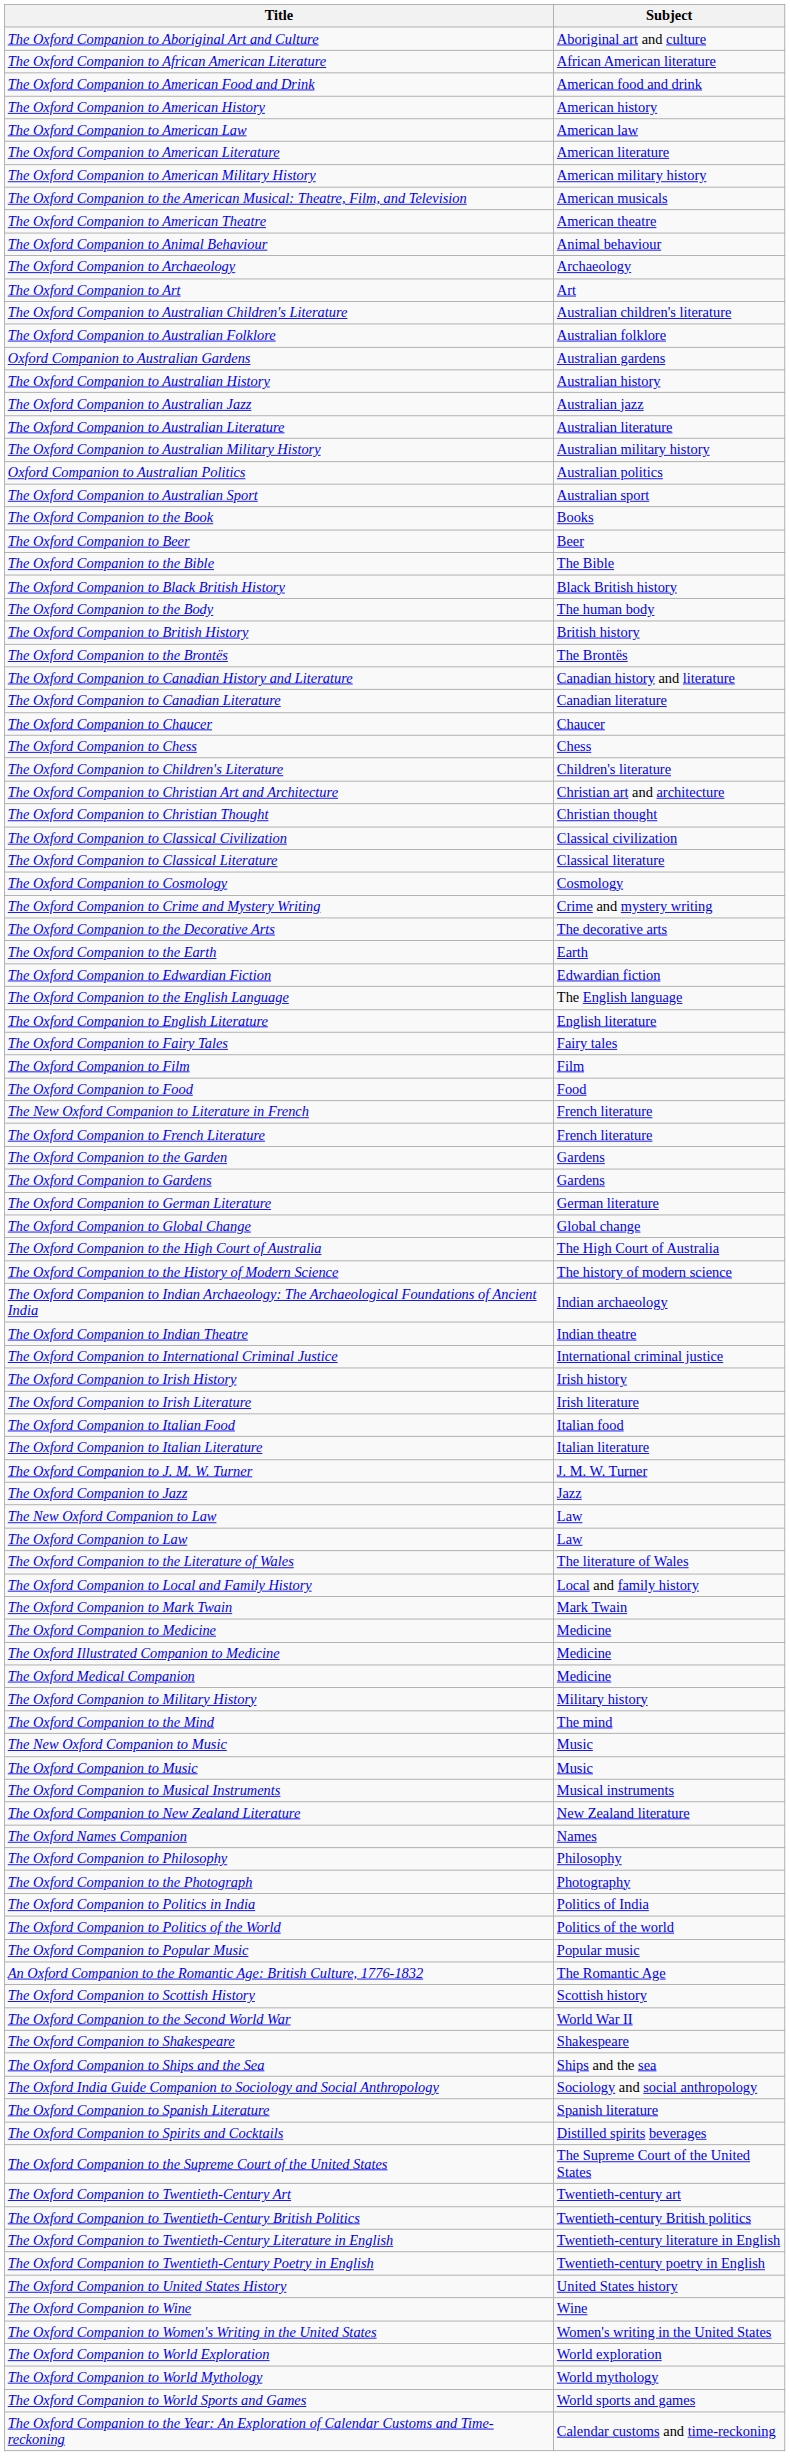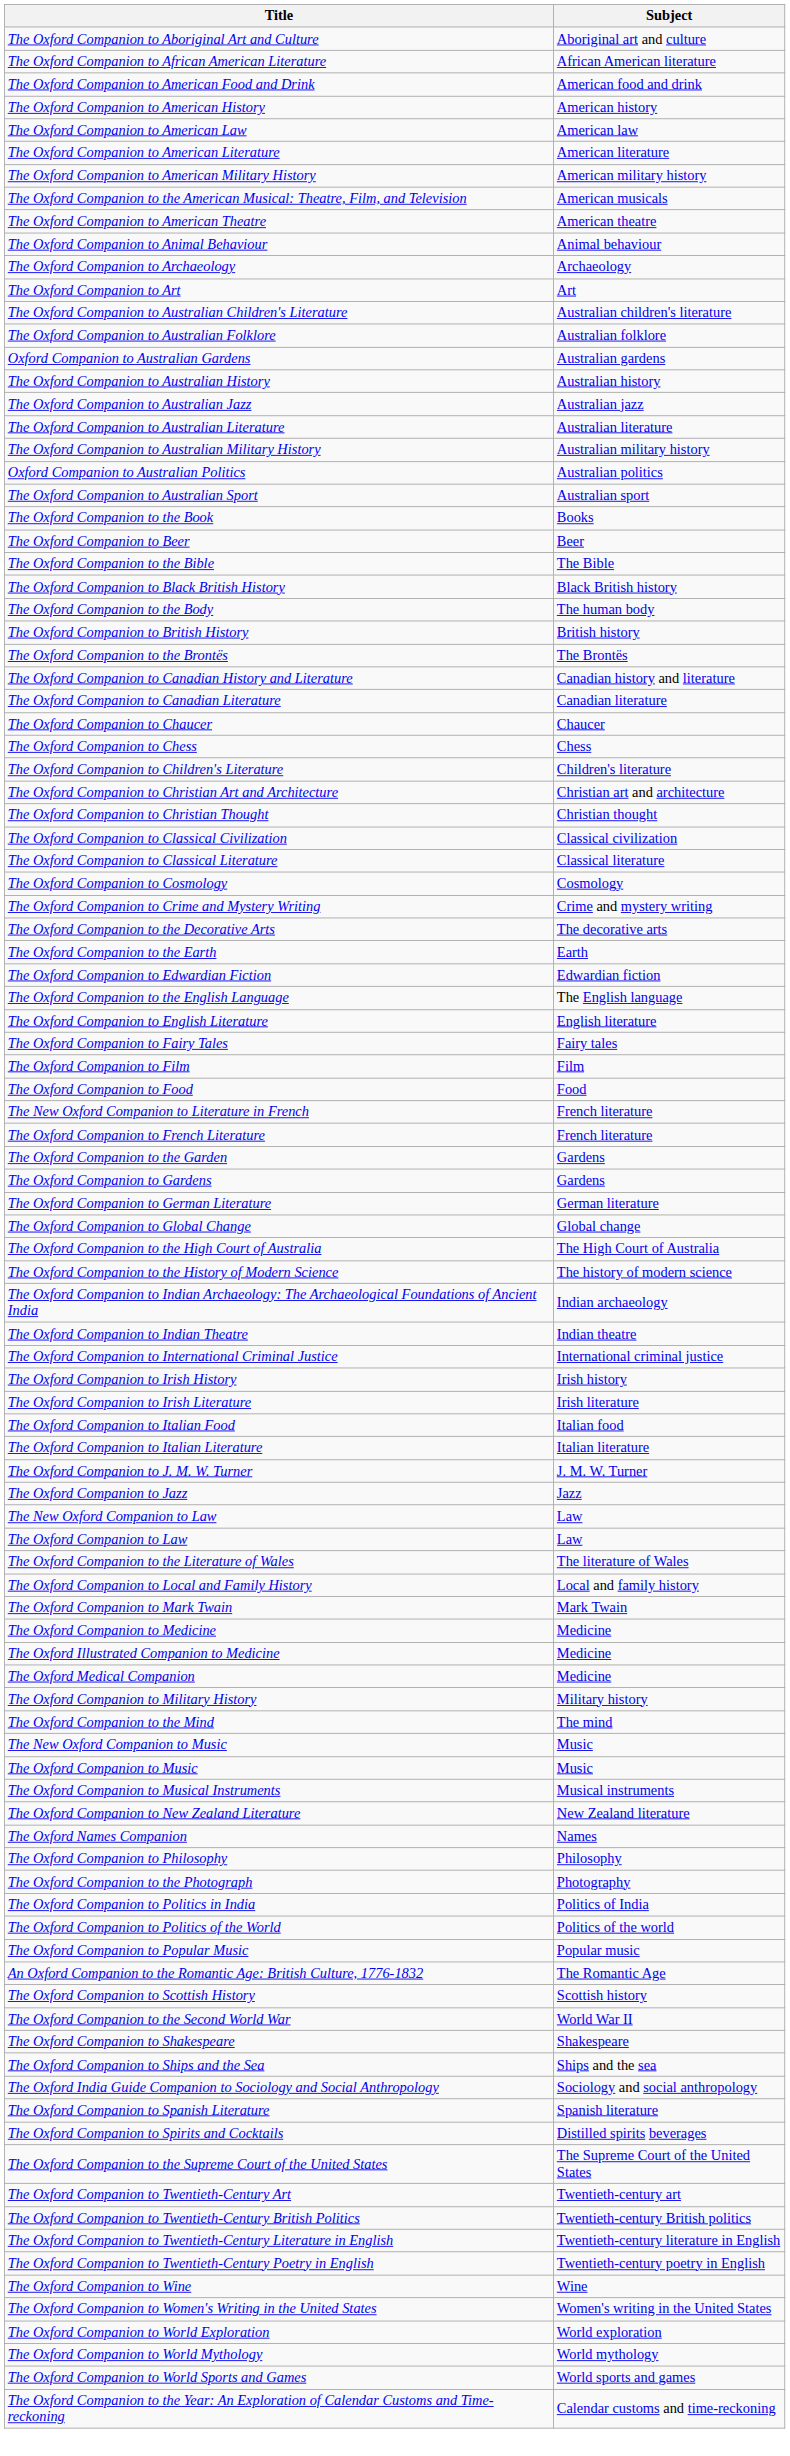- row: (147, 2286)
